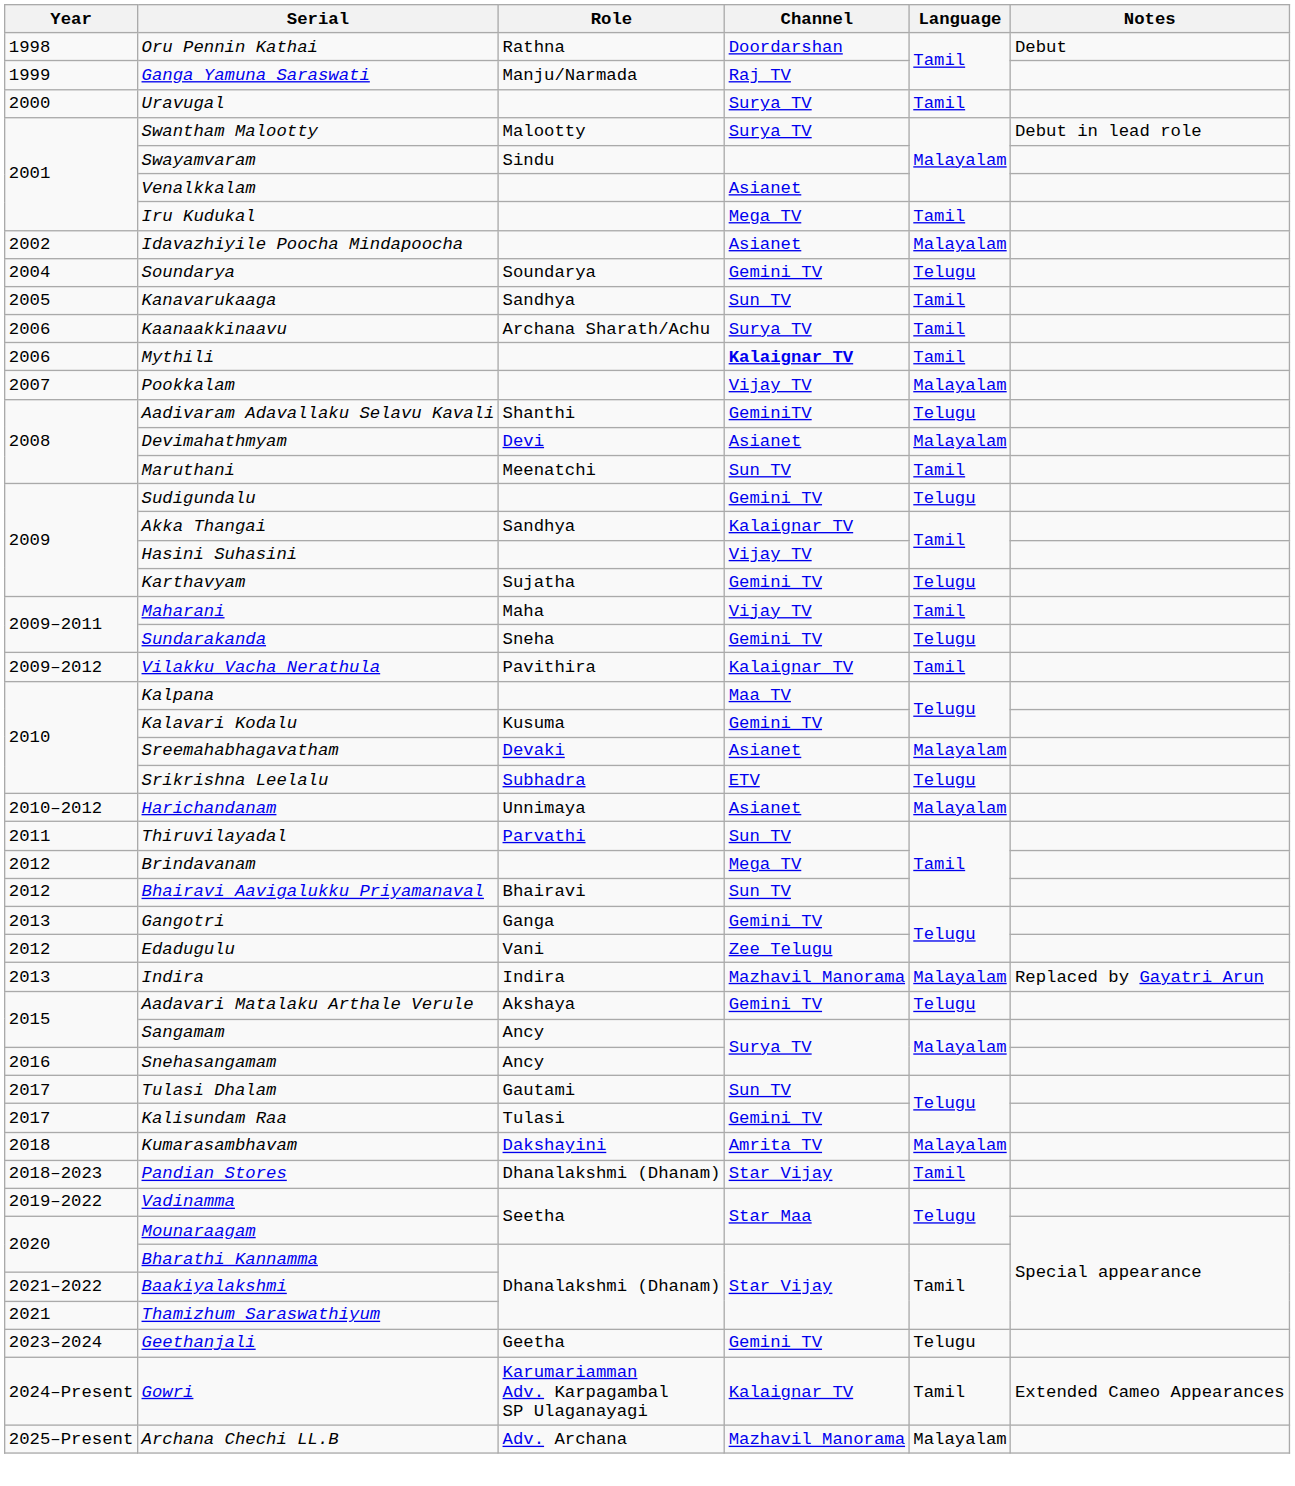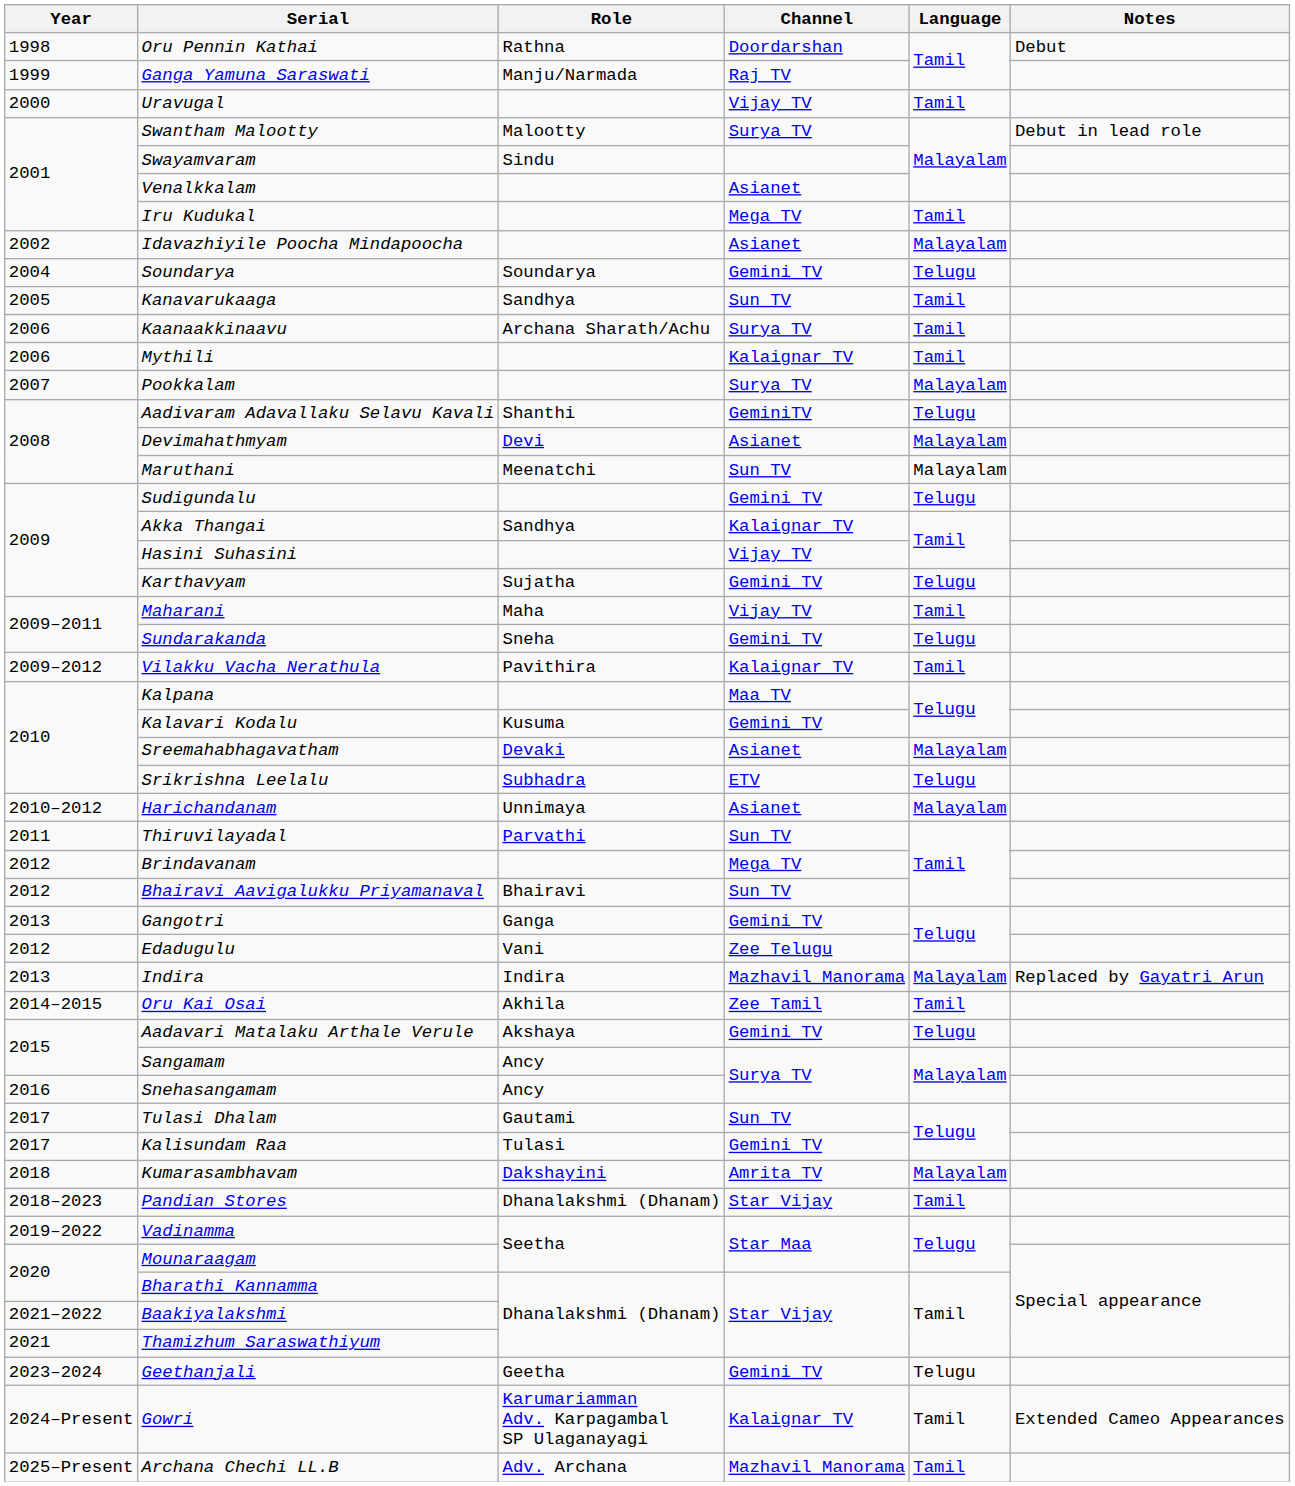(770, 103) Surya TV -> (770, 103) Vijay TV
(791, 357) bold -> (791, 357) normal
(770, 385) Vijay TV -> (770, 385) Surya TV
(939, 470) Tamil -> (960, 470) Malayalam
+ row: (204, 1005)
(960, 1439) Malayalam -> (939, 1468) Tamil
